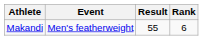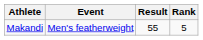(184, 28) 6 -> (184, 28) 5
